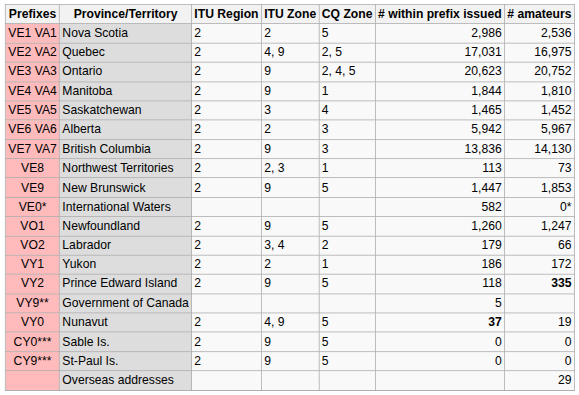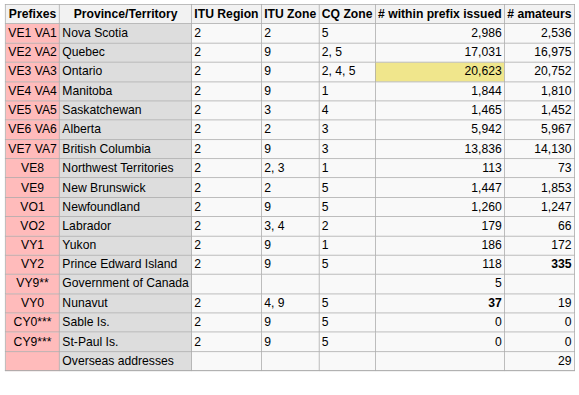(274, 52) 4, 9 -> (268, 52) 9
(483, 71) no background -> (483, 71) khaki background
(268, 187) 9 -> (268, 187) 2
- row: (33, 206)
(268, 264) 2 -> (268, 245) 9
